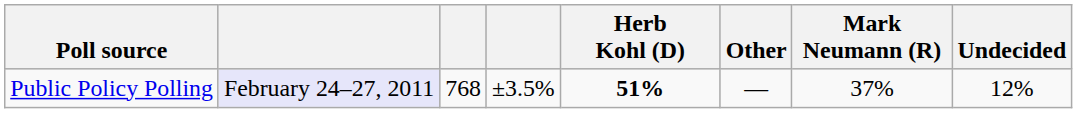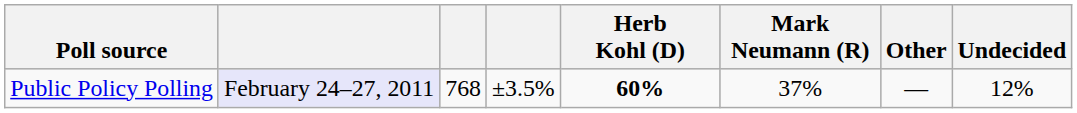columns swapped: (872, 36) <-> (756, 50)
(640, 88) 51% -> (640, 88) 60%
